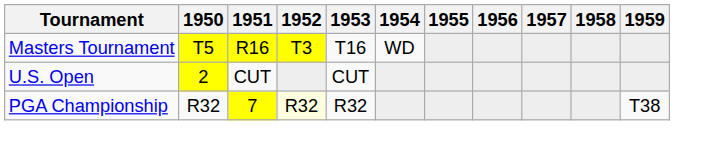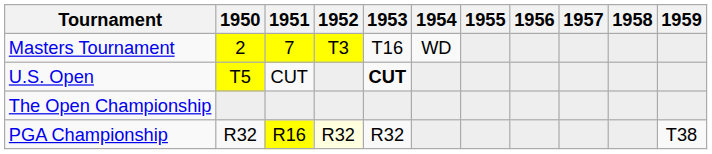(203, 48) T5 -> (240, 48) 2
(252, 48) R16 -> (289, 48) 7
(203, 77) 2 -> (240, 77) T5
(350, 77) normal -> (387, 77) bold
+ row: (110, 106)
(252, 106) 7 -> (289, 135) R16
